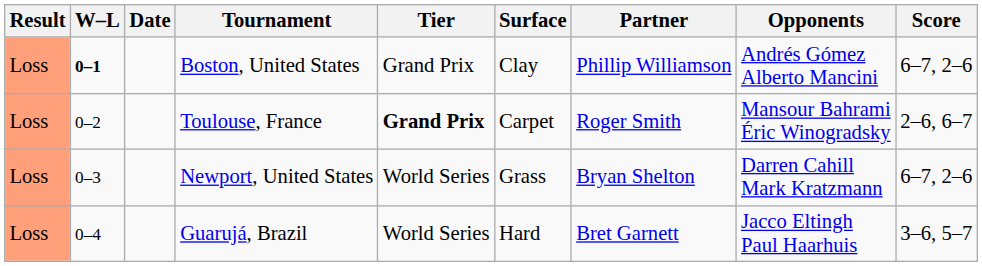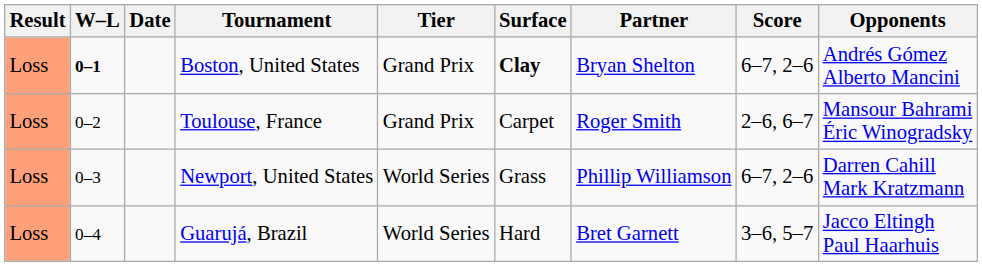columns swapped: (816, 20) <-> (936, 20)
(519, 65) normal -> (520, 65) bold
(654, 65) Phillip Williamson -> (636, 65) Bryan Shelton
(434, 121) bold -> (428, 121) normal
(636, 177) Bryan Shelton -> (654, 177) Phillip Williamson
